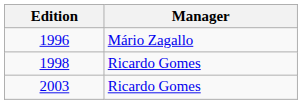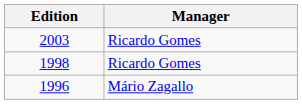rows swapped: (54, 39) <-> (54, 87)
